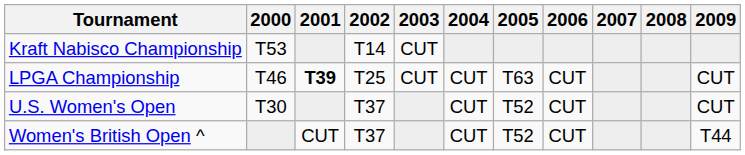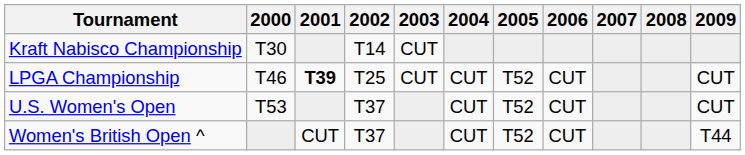(271, 48) T53 -> (271, 48) T30
(518, 78) T63 -> (518, 78) T52
(271, 107) T30 -> (271, 107) T53
